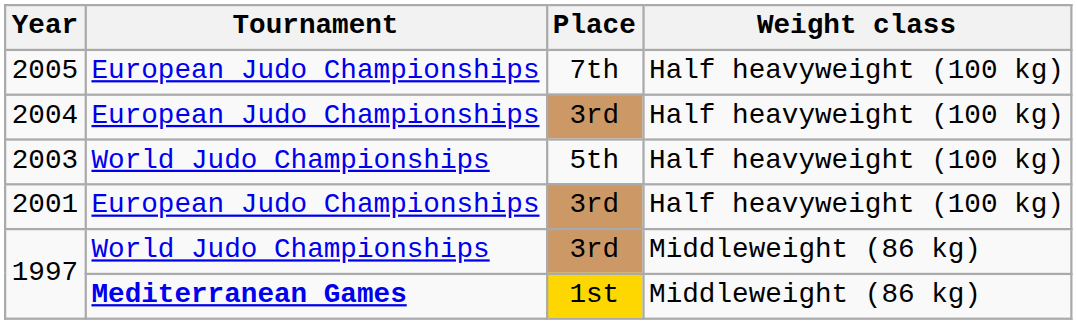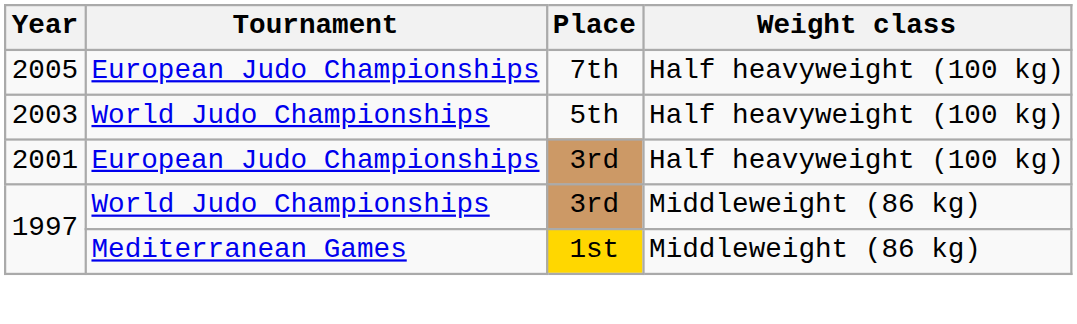- row: (45, 117)
(249, 296) bold -> (249, 251) normal
